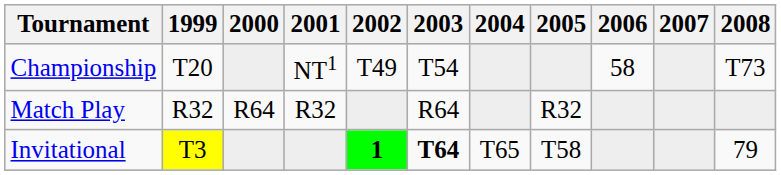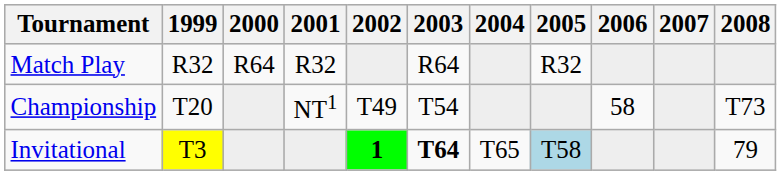rows swapped: (68, 110) <-> (83, 67)
(561, 149) no background -> (561, 149) lightblue background
